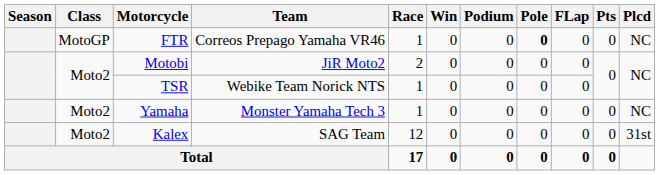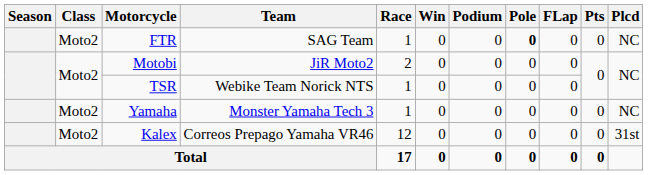(84, 39) MotoGP -> (78, 39) Moto2
(290, 39) Correos Prepago Yamaha VR46 -> (340, 39) SAG Team
(352, 134) SAG Team -> (279, 134) Correos Prepago Yamaha VR46
